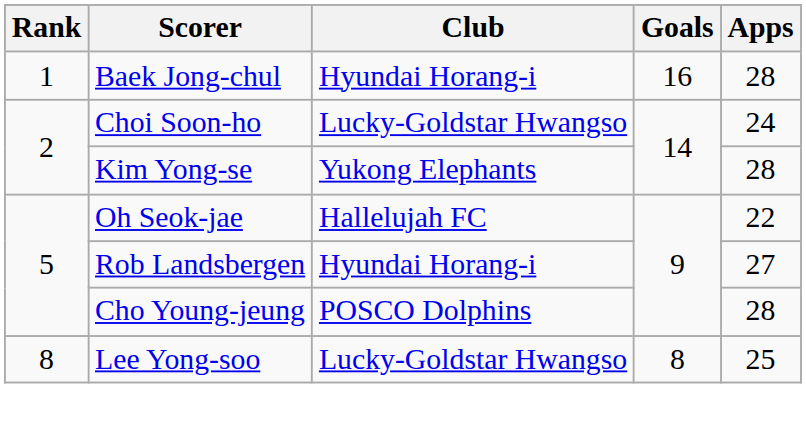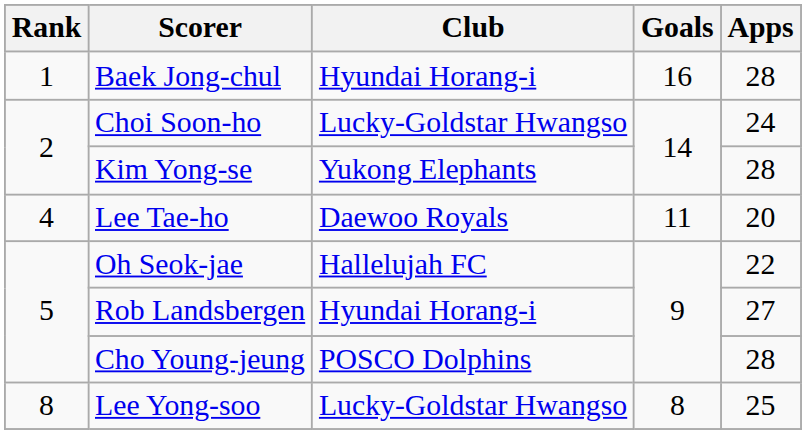+ row: (162, 216)
